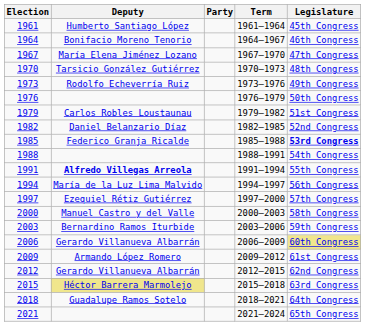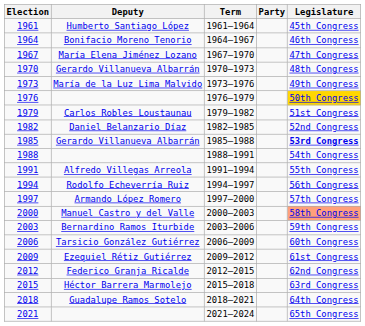columns swapped: (220, 12) <-> (261, 12)
(128, 69) Tarsicio González Gutiérrez -> (128, 69) Gerardo Villanueva Albarrán
(128, 84) Rodolfo Echeverría Ruiz -> (128, 84) María de la Luz Lima Malvido
(324, 98) no background -> (324, 98) gold background
(128, 141) Federico Granja Ricalde -> (128, 141) Gerardo Villanueva Albarrán
(128, 170) bold -> (128, 170) normal
(128, 184) María de la Luz Lima Malvido -> (128, 184) Rodolfo Echeverría Ruiz
(128, 199) Ezequiel Rétiz Gutiérrez -> (128, 199) Armando López Romero
(324, 213) no background -> (324, 213) lightsalmon background
(128, 242) Gerardo Villanueva Albarrán -> (128, 242) Tarsicio González Gutiérrez
(324, 242) khaki background -> (324, 242) no background
(128, 256) Armando López Romero -> (128, 256) Ezequiel Rétiz Gutiérrez
(128, 271) Gerardo Villanueva Albarrán -> (128, 271) Federico Granja Ricalde
(128, 285) khaki background -> (128, 285) no background
